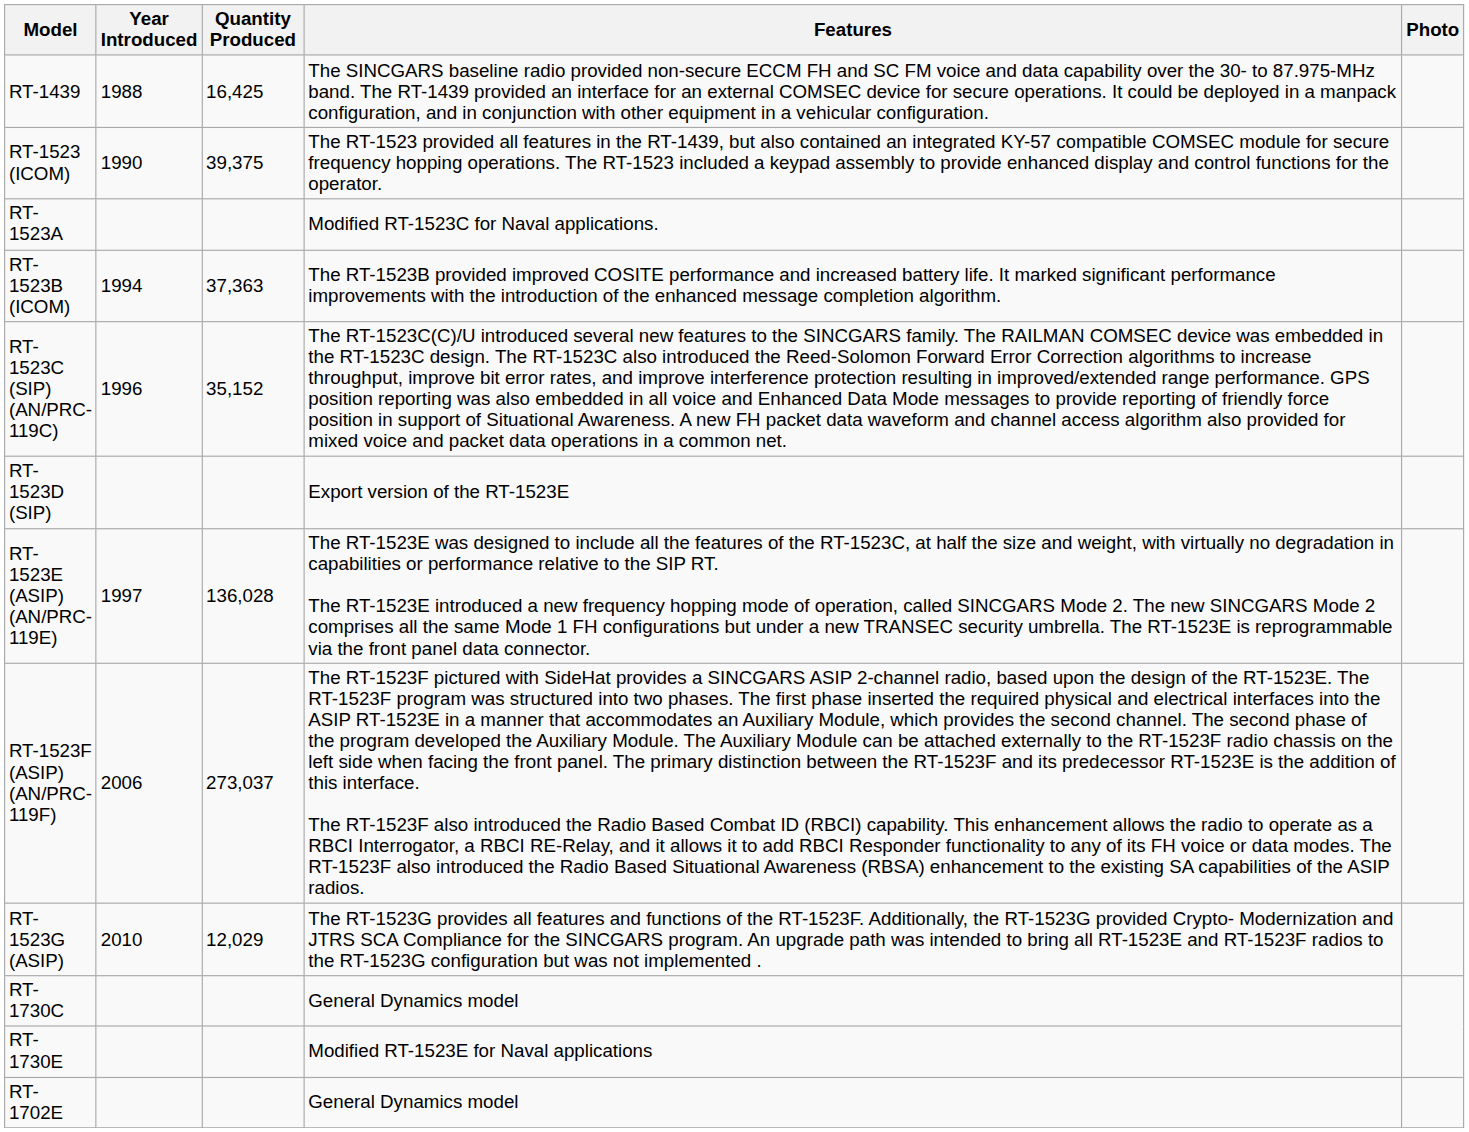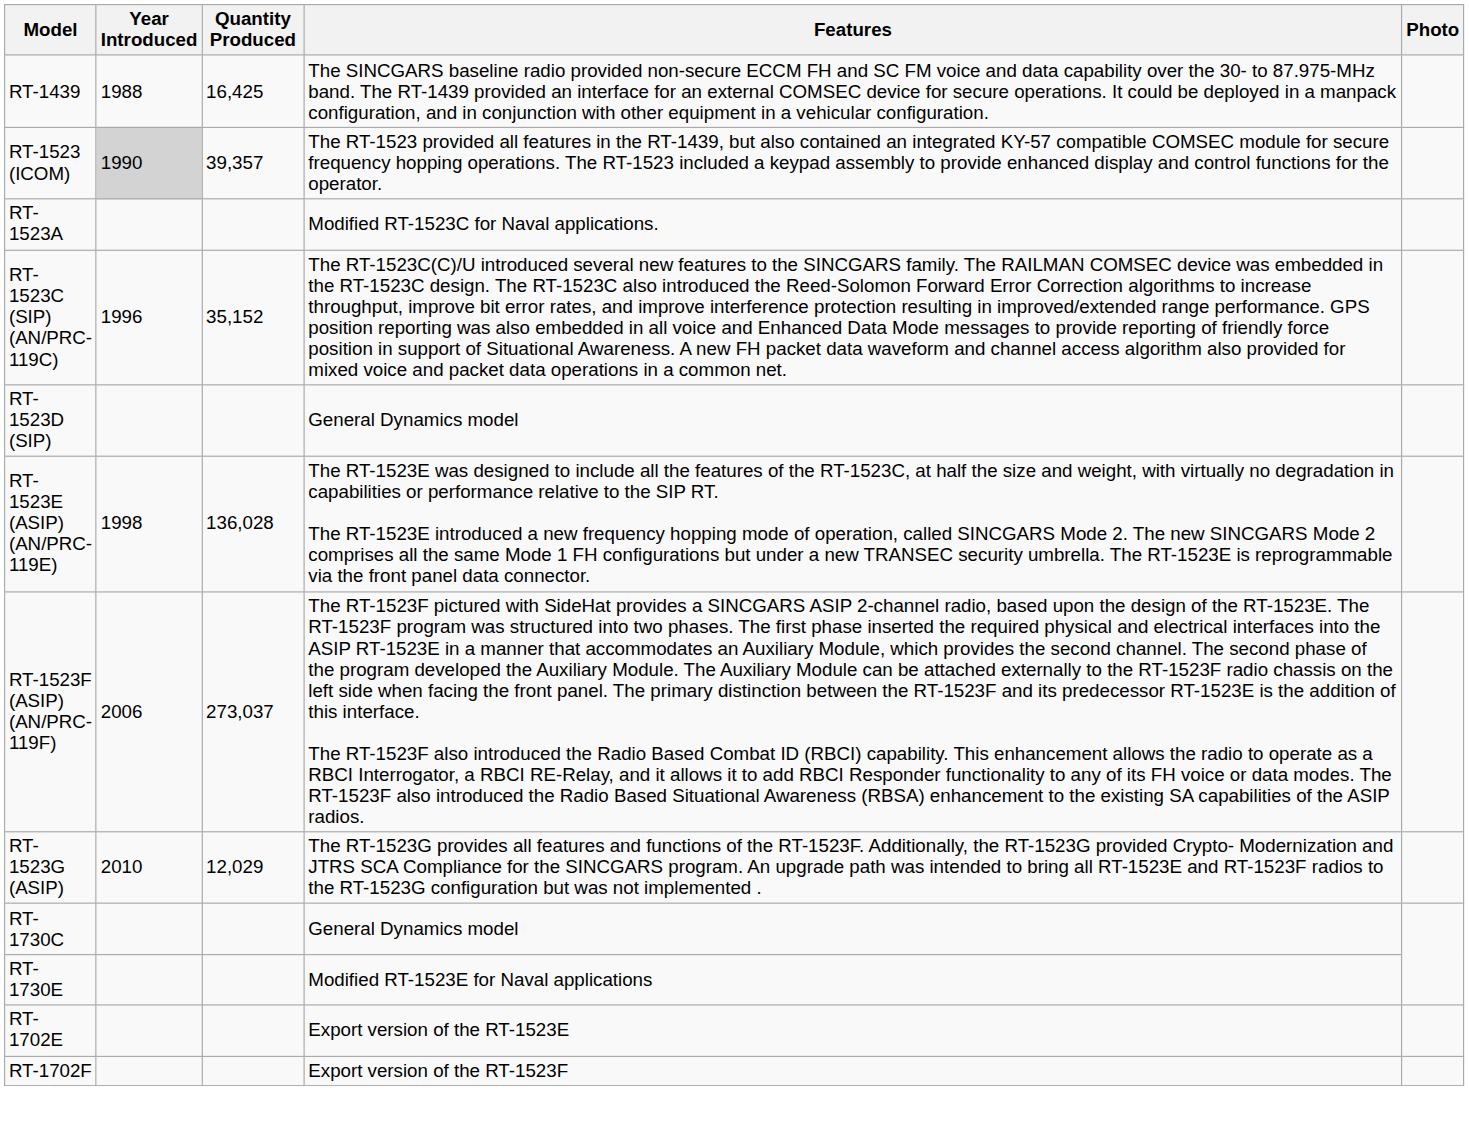(122, 162) no background -> (122, 162) lightgrey background
(235, 162) 39,375 -> (235, 162) 39,357
- row: (40, 285)
(439, 492) Export version of the RT-1523E -> (413, 420) General Dynamics model
(122, 595) 1997 -> (122, 523) 1998
(413, 1102) General Dynamics model -> (439, 1030) Export version of the RT-1523E
+ row: (50, 1070)
